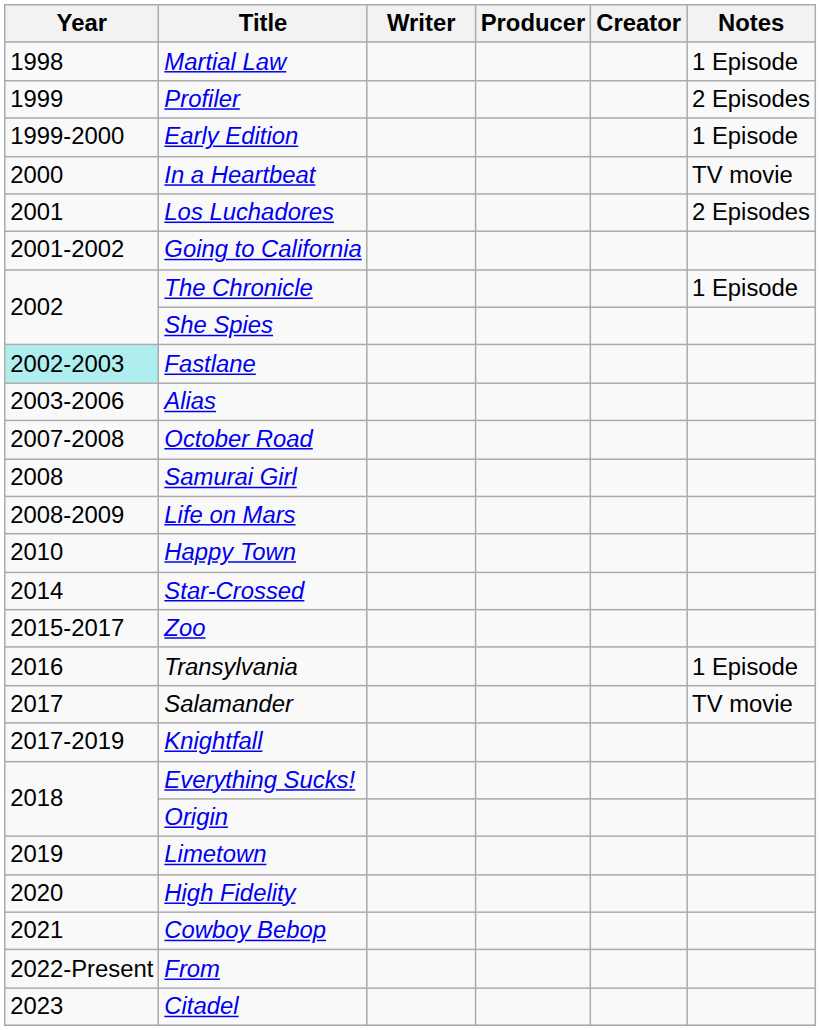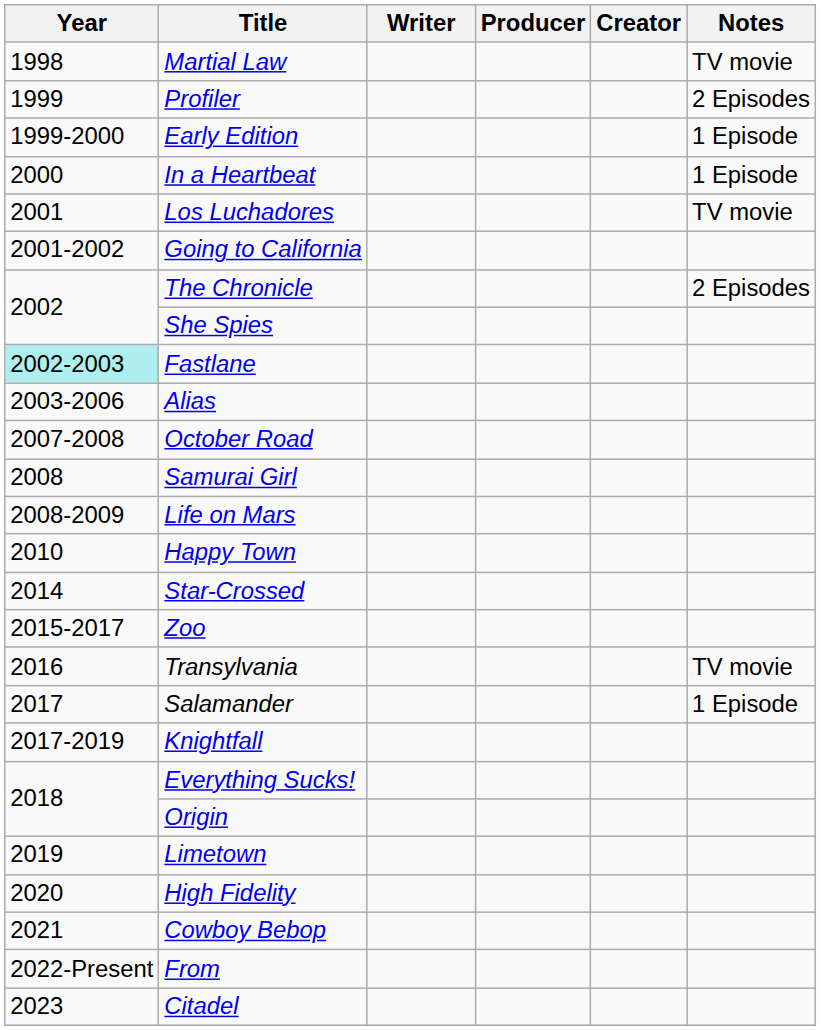(745, 61) 1 Episode -> (742, 61) TV movie
(742, 174) TV movie -> (745, 174) 1 Episode
(751, 212) 2 Episodes -> (742, 212) TV movie
(745, 288) 1 Episode -> (751, 288) 2 Episodes
(745, 666) 1 Episode -> (742, 666) TV movie
(742, 703) TV movie -> (745, 703) 1 Episode
